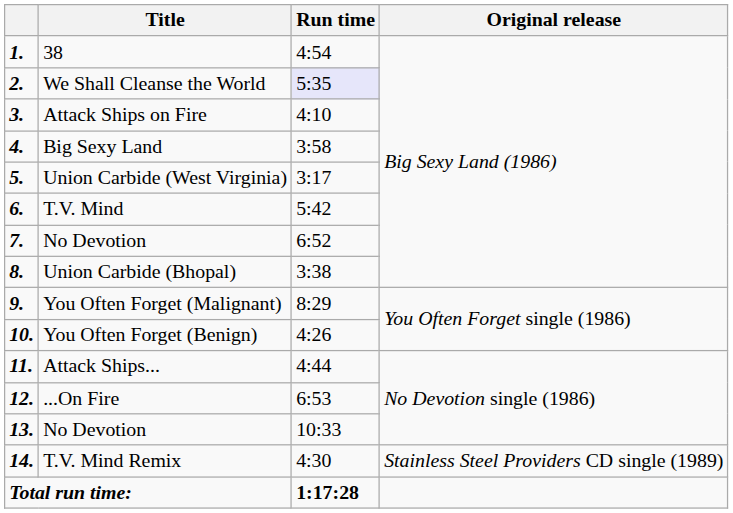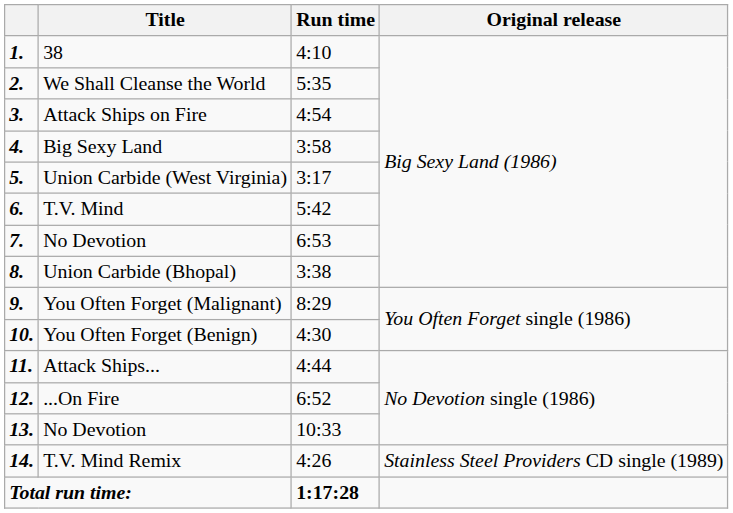(314, 51) 4:54 -> (314, 51) 4:10
(314, 83) lavender background -> (314, 83) no background
(314, 114) 4:10 -> (314, 114) 4:54
(314, 240) 6:52 -> (314, 240) 6:53
(314, 334) 4:26 -> (314, 334) 4:30
(314, 397) 6:53 -> (314, 397) 6:52
(314, 460) 4:30 -> (314, 460) 4:26
